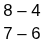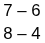rows swapped: (22, 33) <-> (22, 10)
